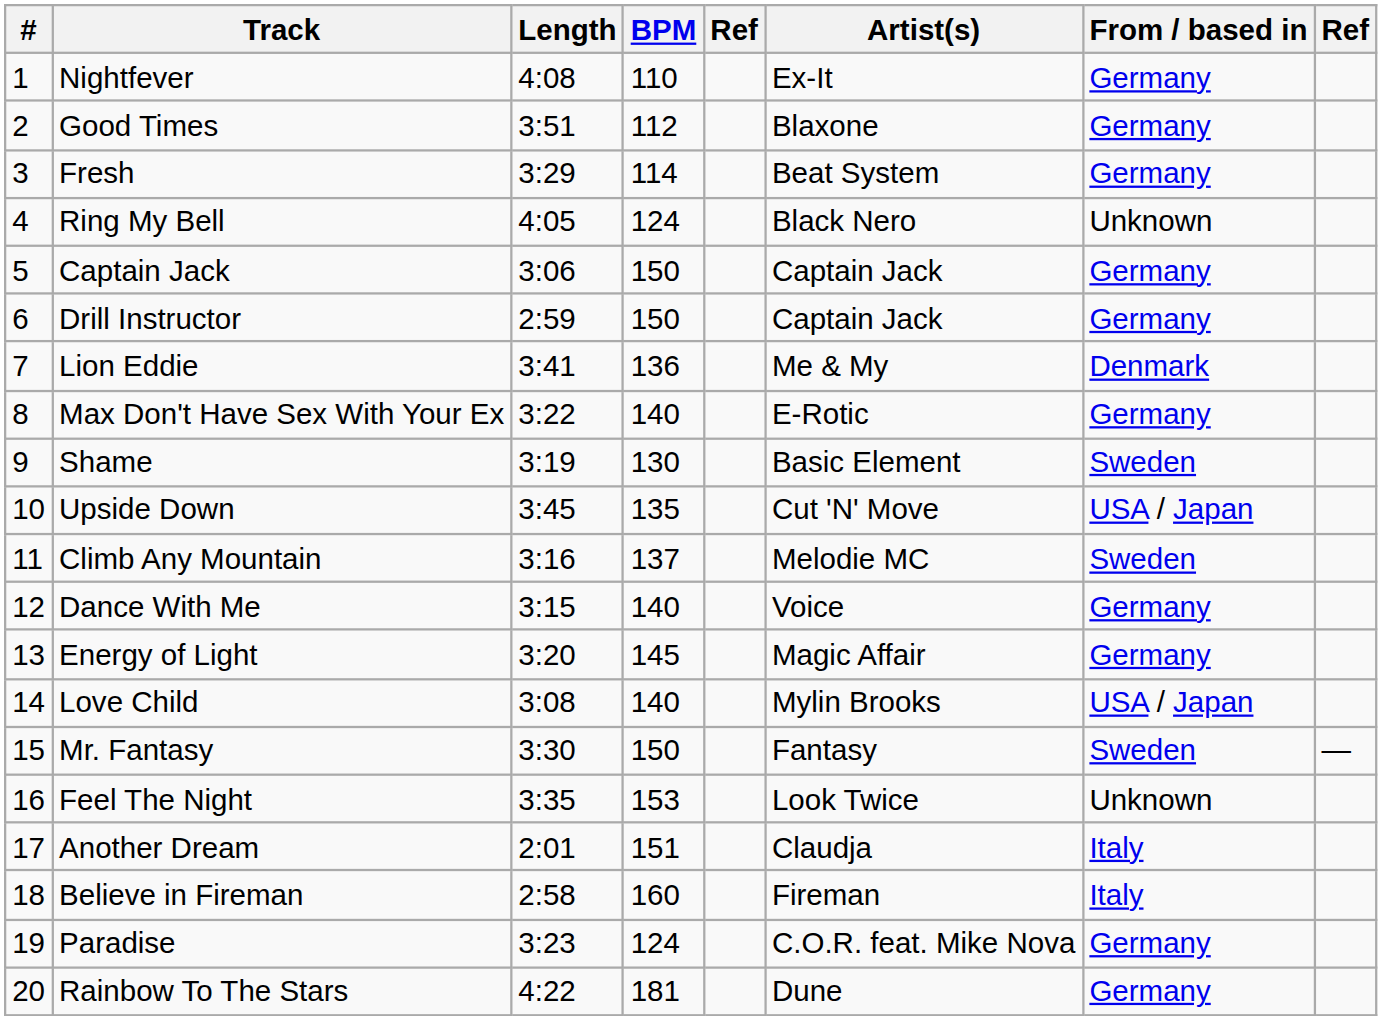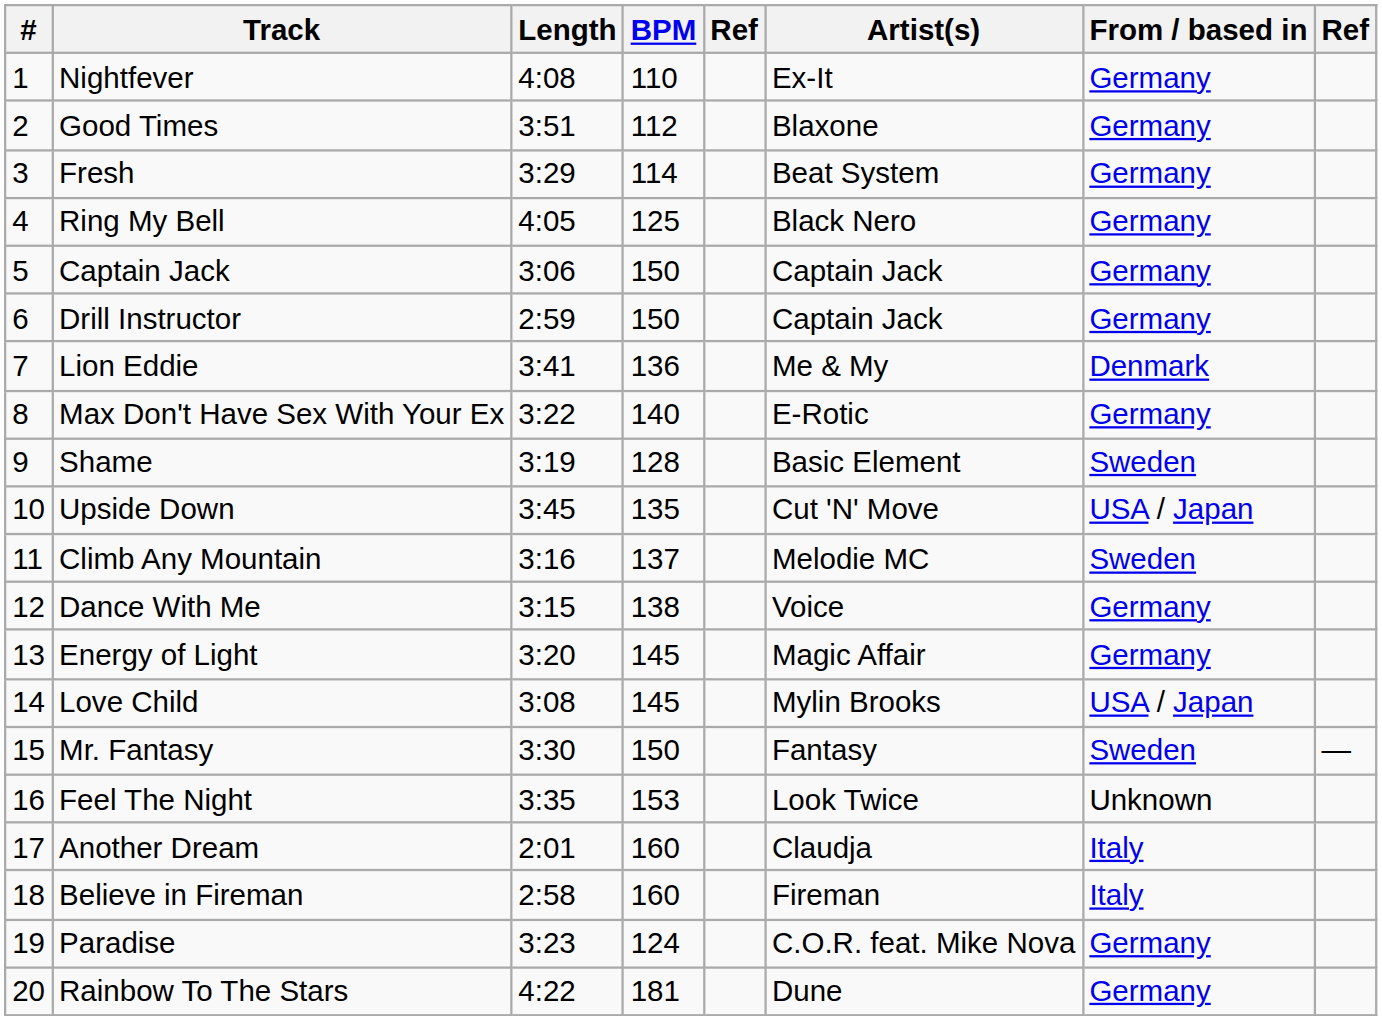(655, 222) 124 -> (655, 222) 125
(1151, 222) Unknown -> (1150, 222) Germany
(655, 462) 130 -> (655, 462) 128
(655, 606) 140 -> (655, 606) 138
(655, 703) 140 -> (655, 703) 145
(655, 847) 151 -> (655, 847) 160
